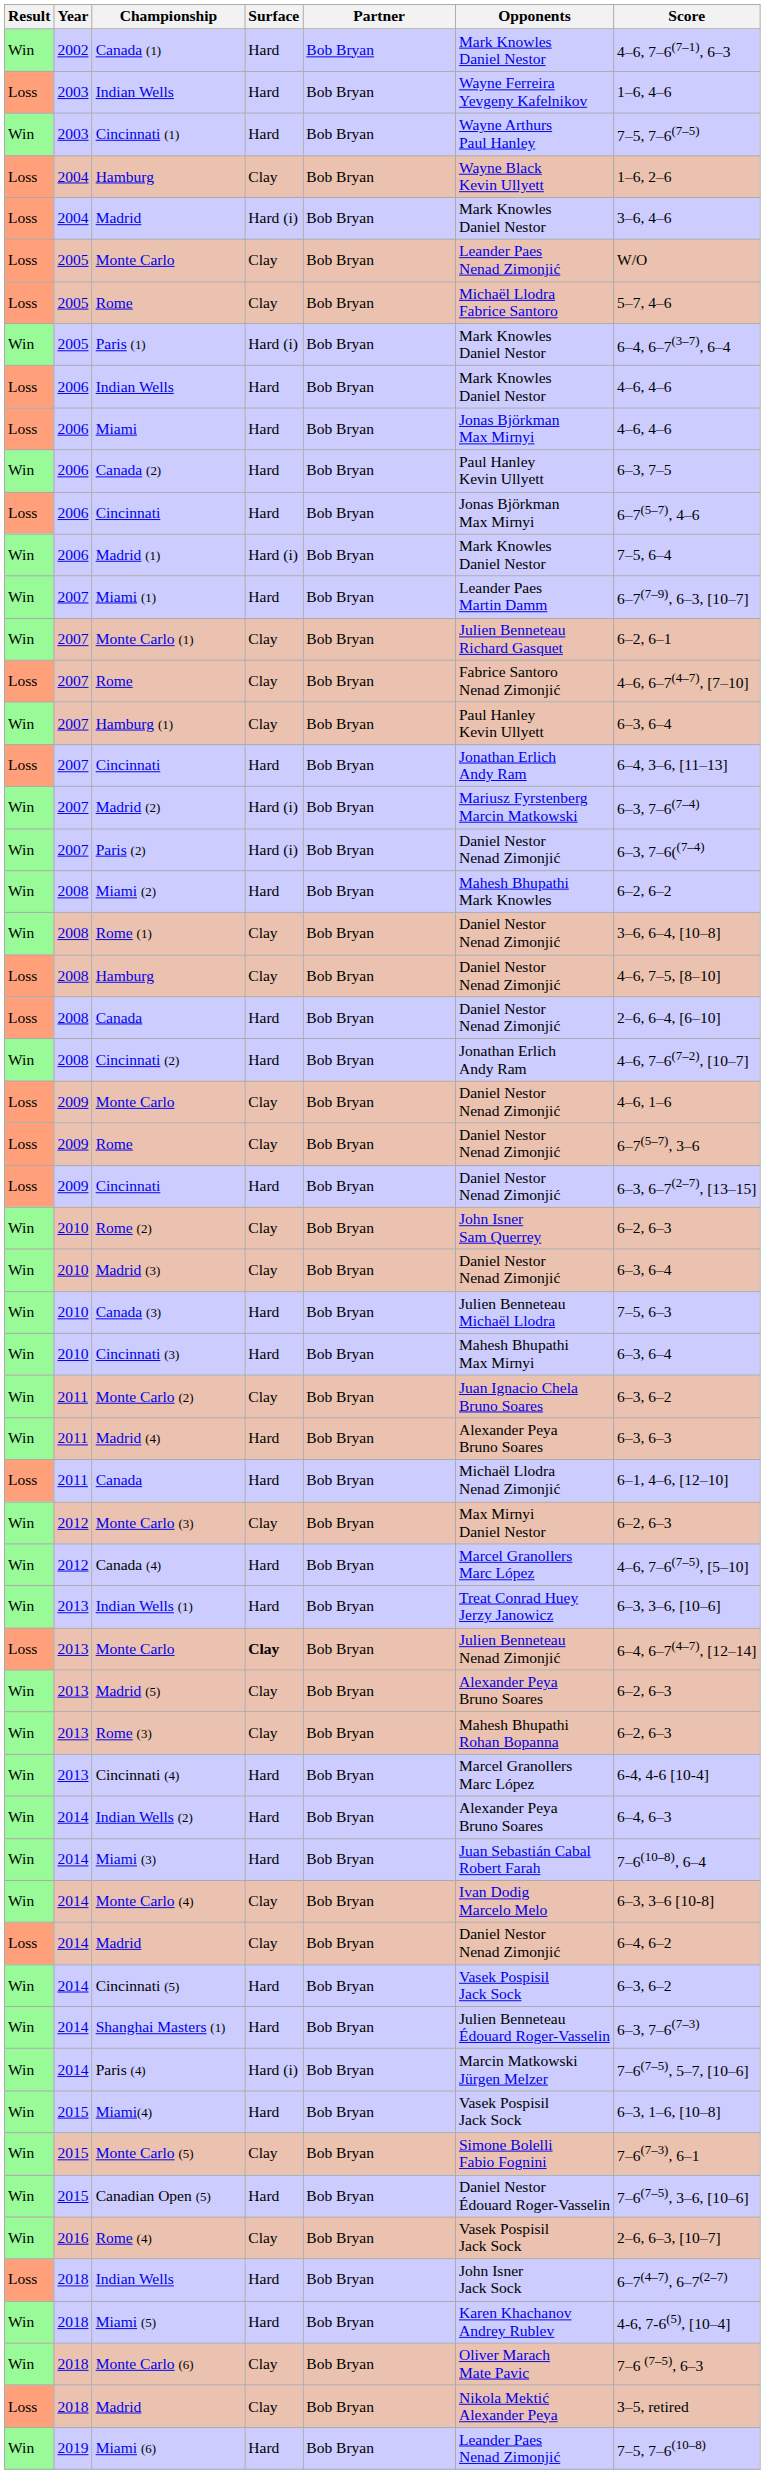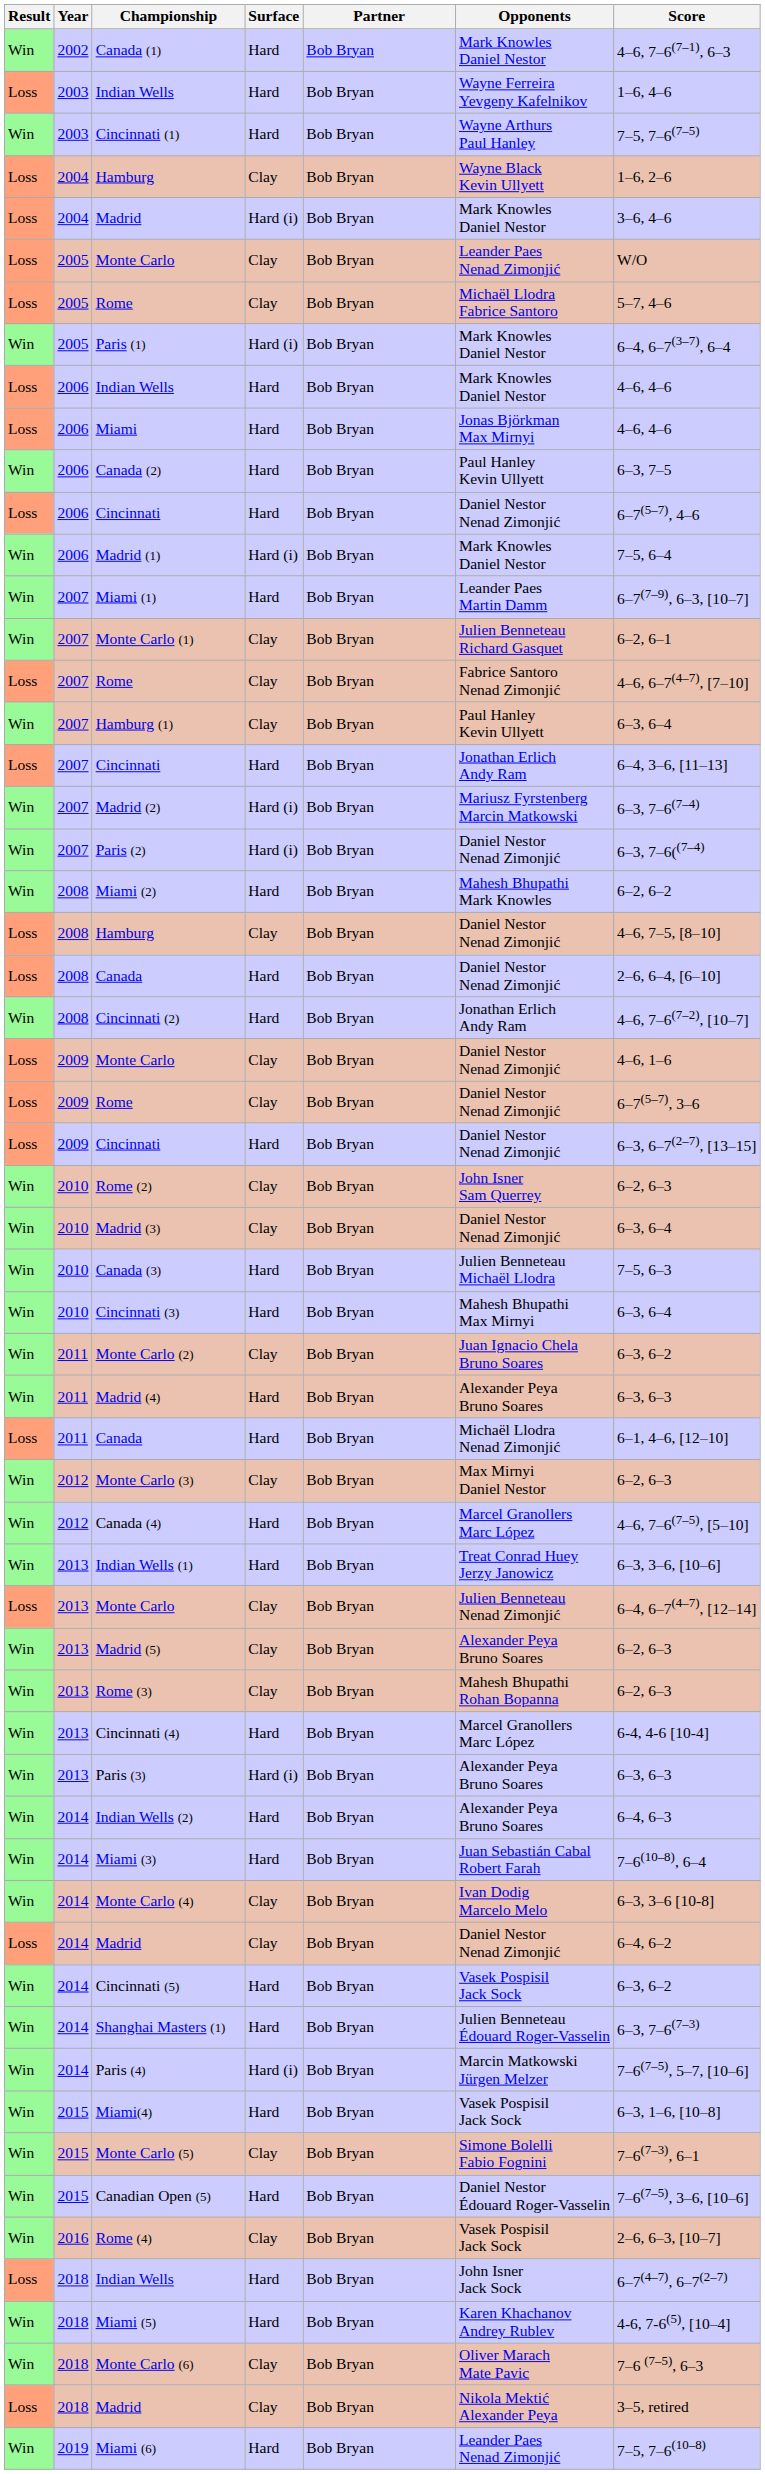(509, 512) Jonas Björkman Max Mirnyi -> (510, 512) Daniel Nestor Nenad Zimonjić
- row: (73, 933)
(264, 1648) bold -> (263, 1606) normal
+ row: (73, 1775)
